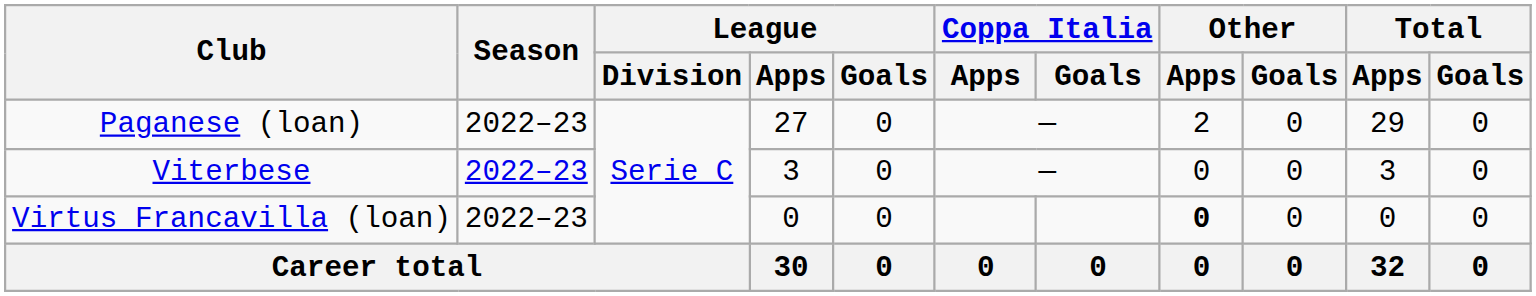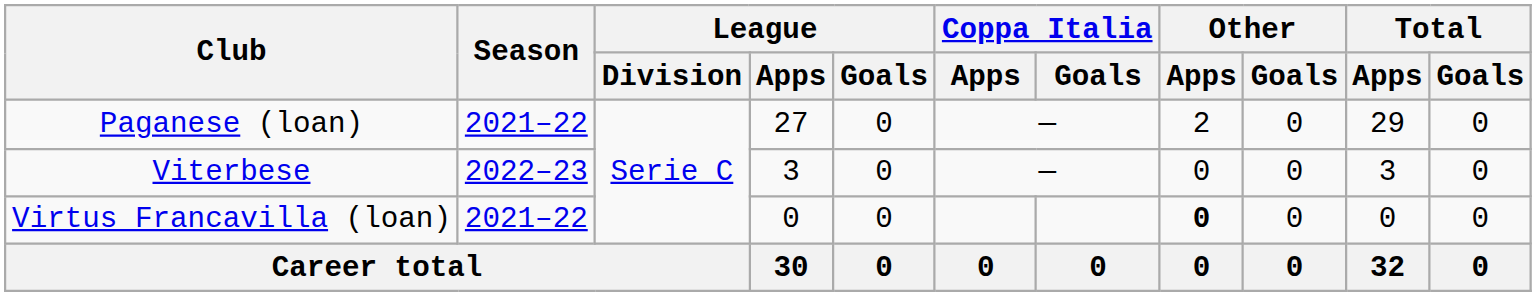(526, 124) 2022–23 -> (526, 124) 2021–22
(526, 220) 2022–23 -> (526, 220) 2021–22
